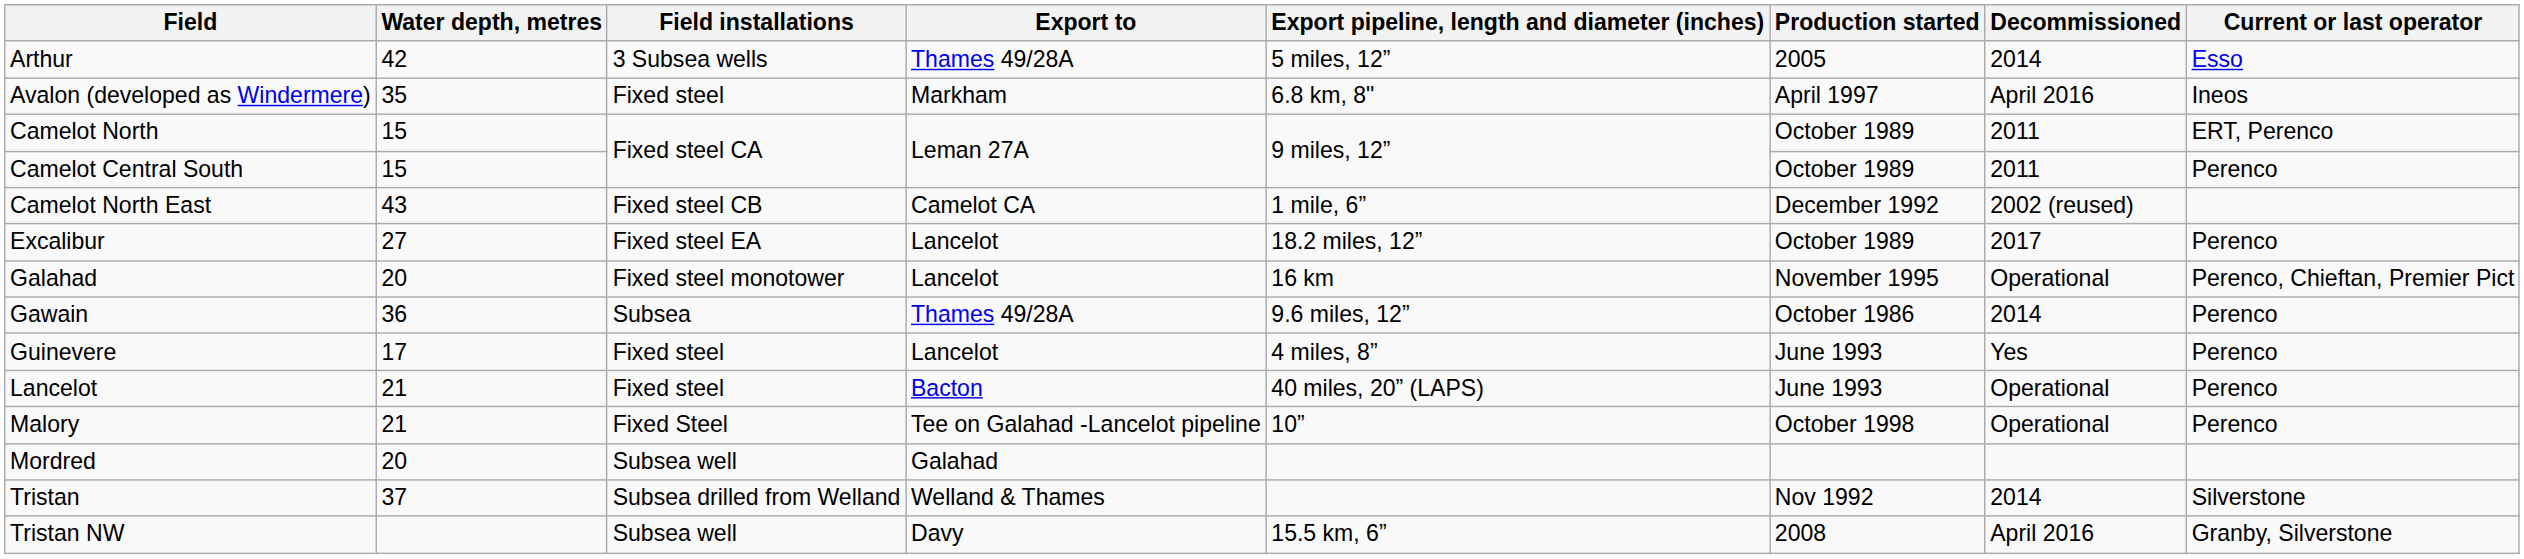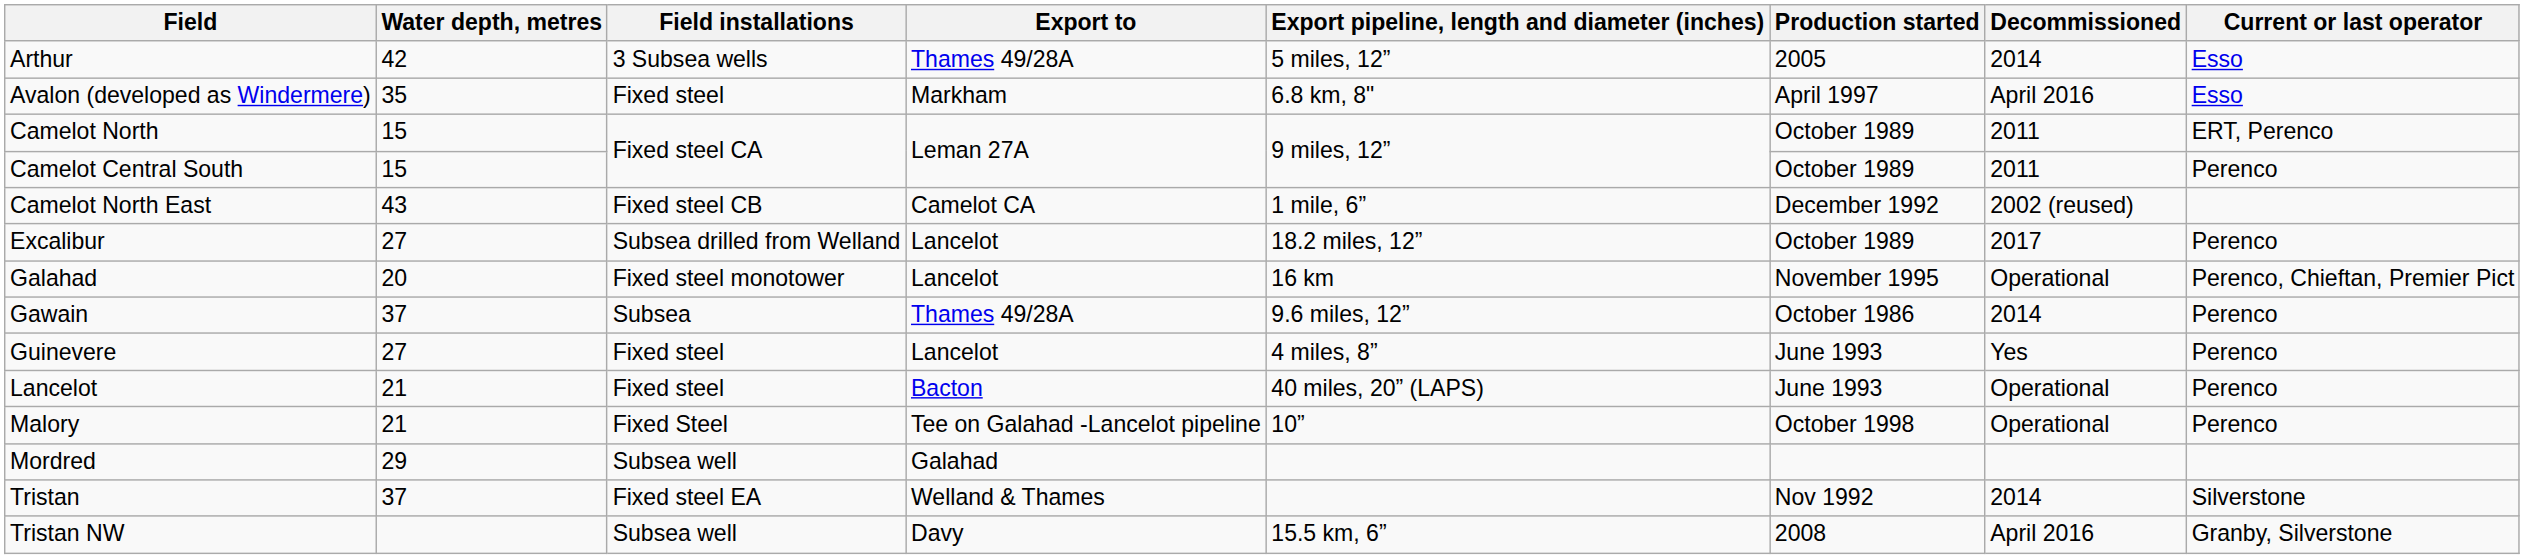(2220, 95) Ineos -> (2217, 95) Esso
(687, 242) Fixed steel EA -> (757, 242) Subsea drilled from Welland
(394, 315) 36 -> (394, 315) 37
(394, 351) 17 -> (394, 351) 27
(394, 461) 20 -> (394, 461) 29
(757, 497) Subsea drilled from Welland -> (687, 497) Fixed steel EA
